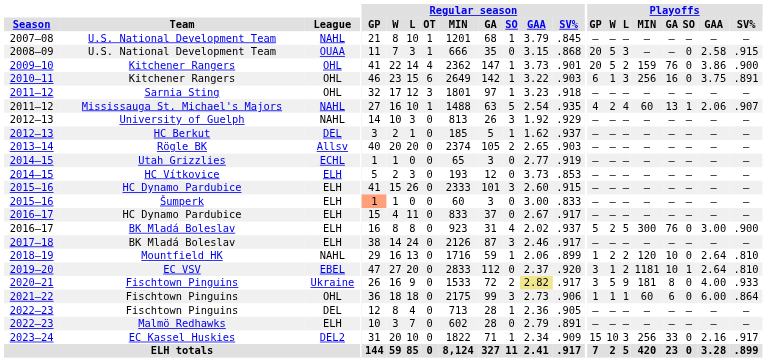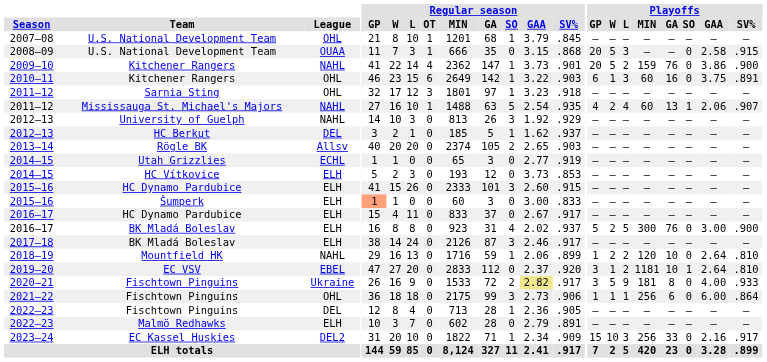(332, 38) NAHL -> (332, 38) OHL
(332, 65) OHL -> (332, 65) NAHL
(647, 79) 256 -> (647, 79) 60
(647, 296) 60 -> (647, 296) 256
